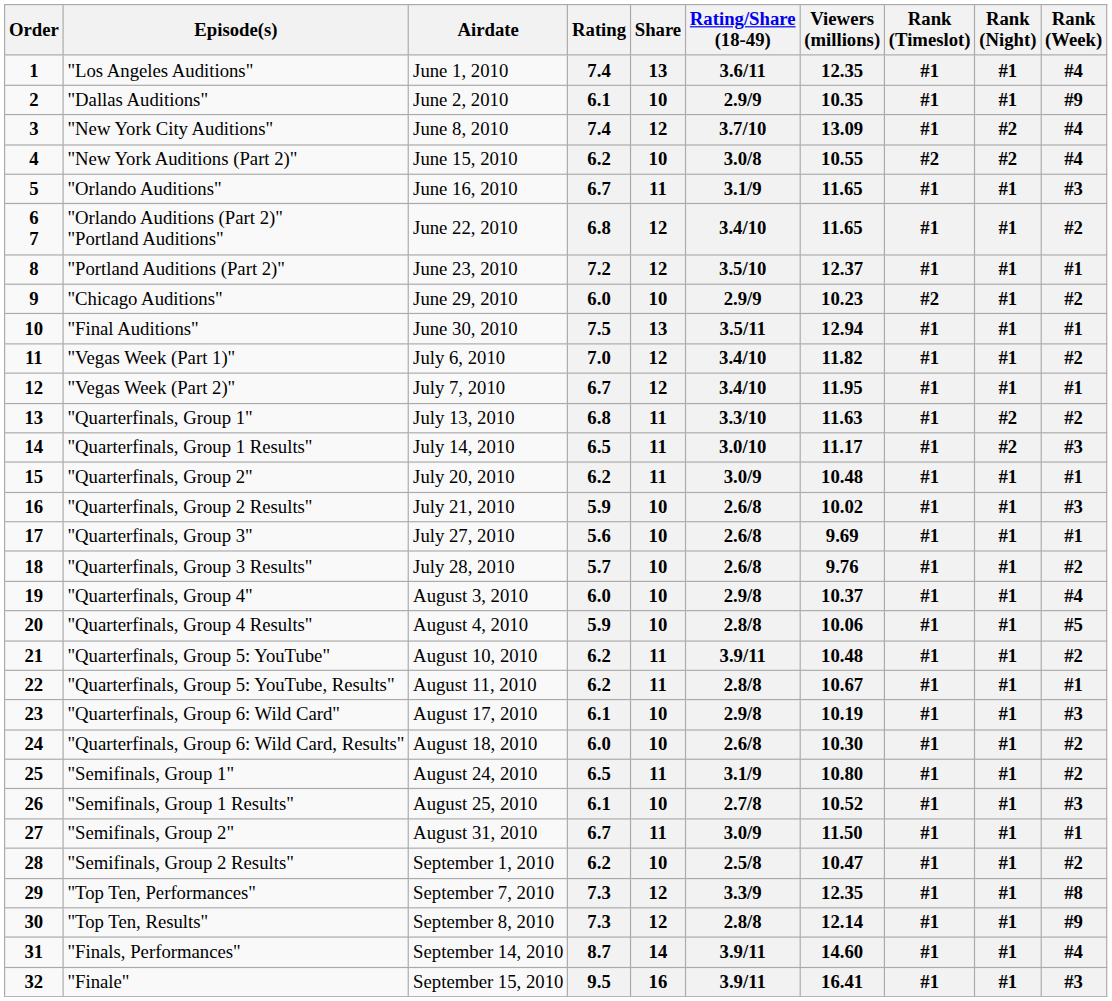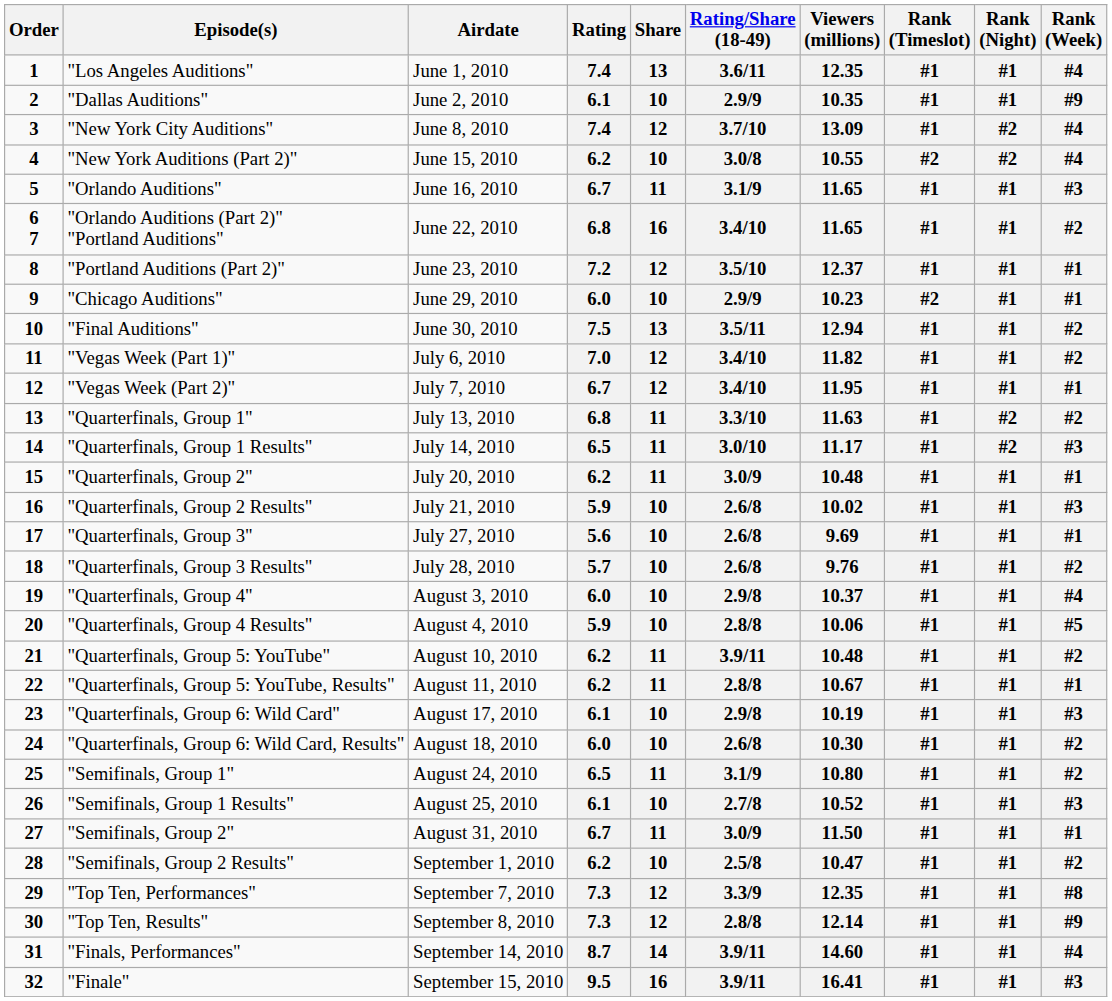(658, 229) 12 -> (658, 229) 16
(1074, 298) #2 -> (1074, 298) #1
(1074, 328) #1 -> (1074, 328) #2
